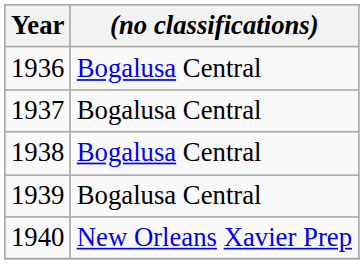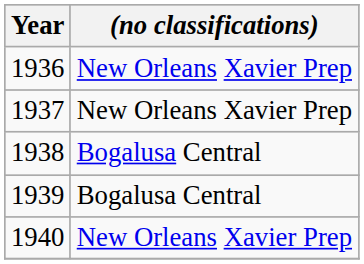(169, 68) Bogalusa Central -> (214, 68) New Orleans Xavier Prep
(169, 110) Bogalusa Central -> (214, 110) New Orleans Xavier Prep
